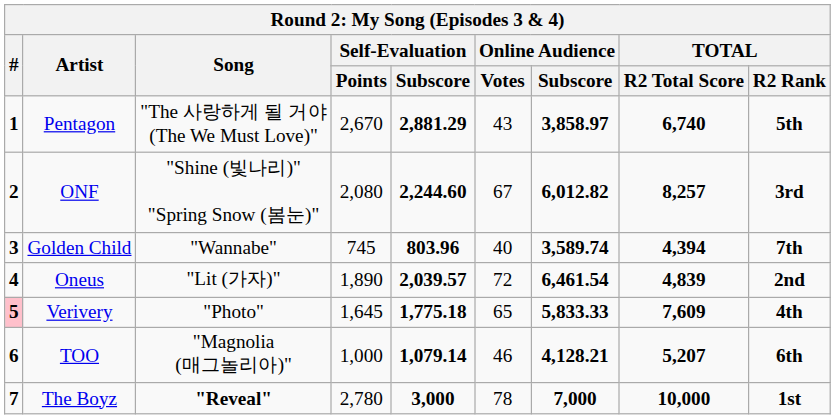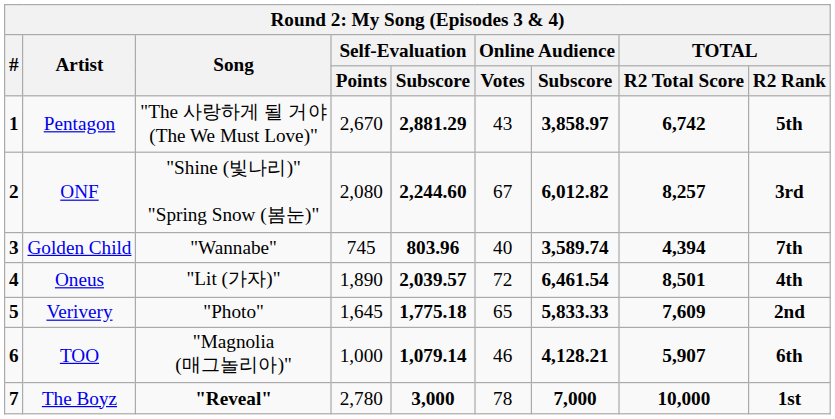(684, 123) 6,740 -> (684, 123) 6,742
(684, 279) 4,839 -> (684, 279) 8,501
(789, 279) 2nd -> (789, 279) 4th
(14, 312) pink background -> (14, 312) no background
(789, 312) 4th -> (789, 312) 2nd
(684, 355) 5,207 -> (684, 355) 5,907
